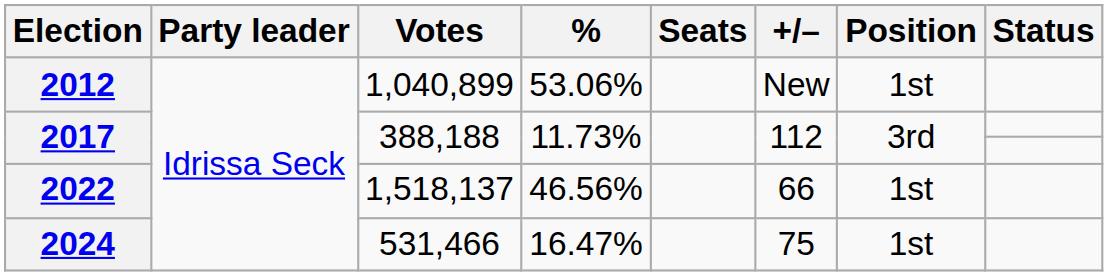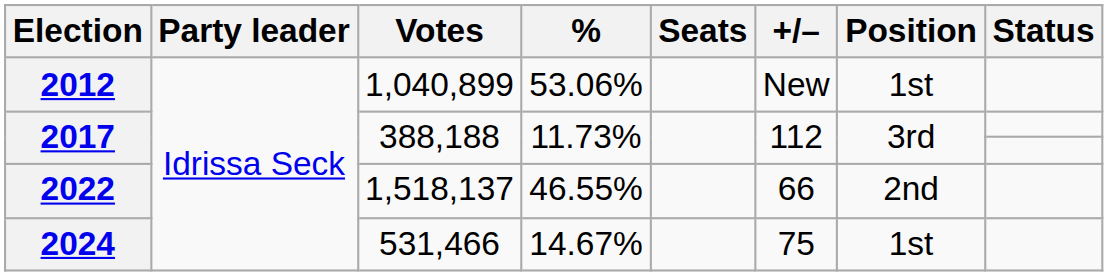(586, 190) 46.56% -> (586, 190) 46.55%
(911, 190) 1st -> (911, 190) 2nd
(586, 243) 16.47% -> (586, 243) 14.67%
